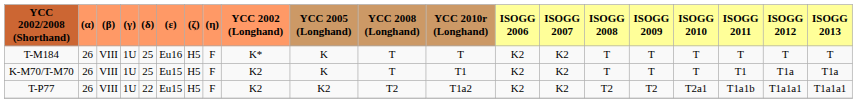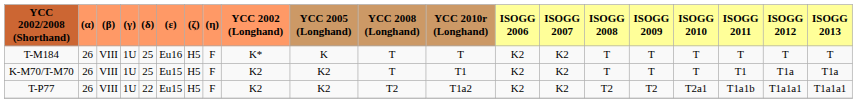(324, 72) K -> (324, 72) K2
